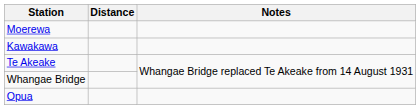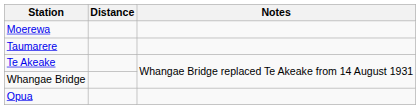- row: (32, 46)
+ row: (32, 46)
